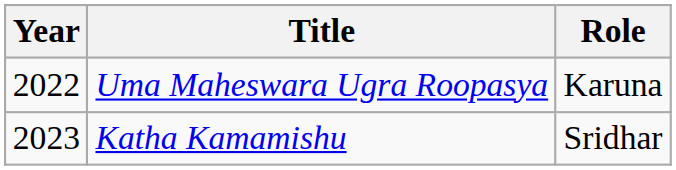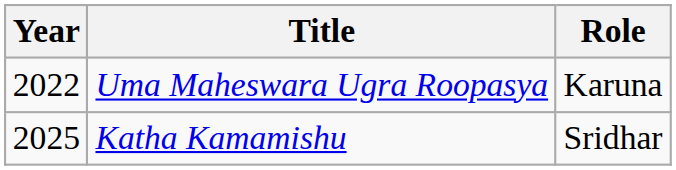(46, 137) 2023 -> (46, 137) 2025
